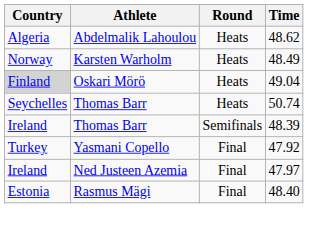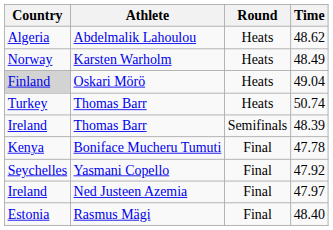(37, 103) Seychelles -> (27, 103) Turkey
+ row: (309, 147)
(27, 147) Turkey -> (37, 170) Seychelles
